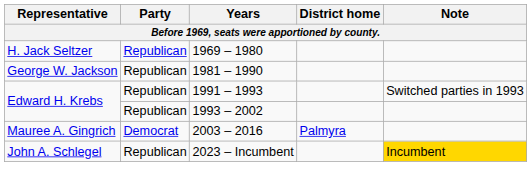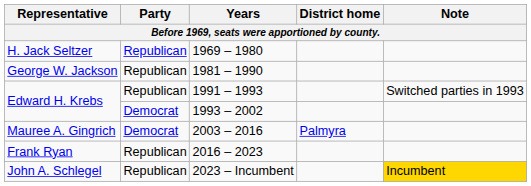(155, 111) Republican -> (151, 111) Democrat
+ row: (228, 151)
